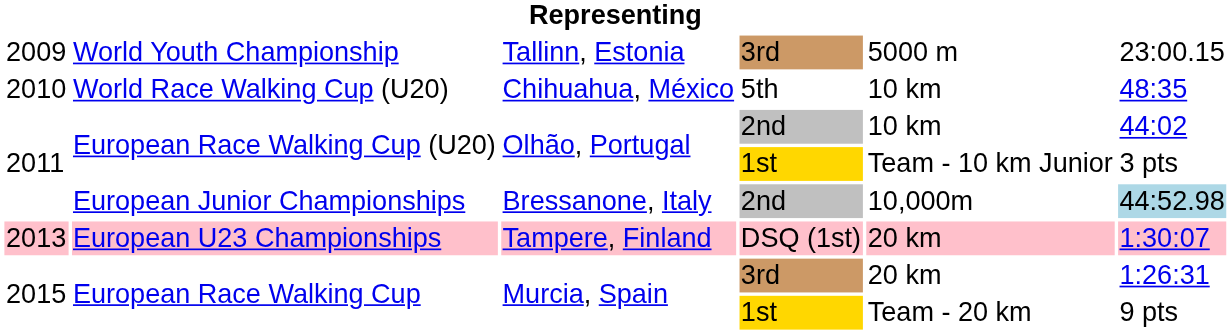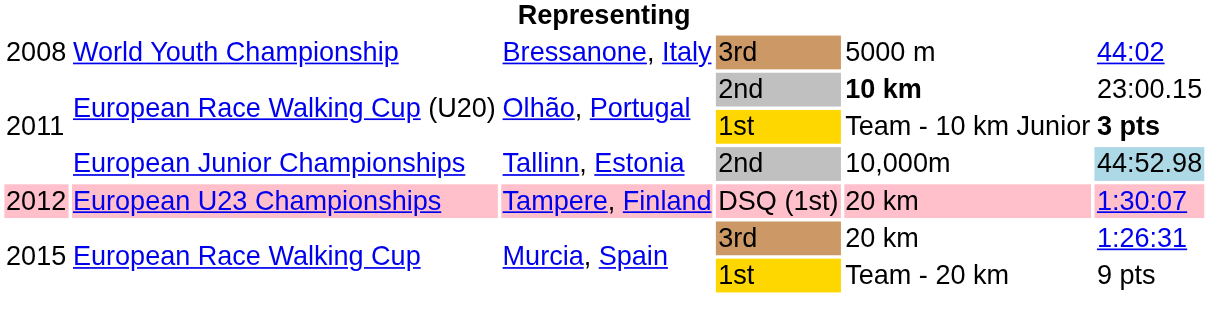(36, 52) 2009 -> (36, 52) 2008
(594, 52) Tallinn, Estonia -> (607, 52) Bressanone, Italy
(1172, 52) 23:00.15 -> (1131, 52) 44:02
- row: (261, 89)
(905, 126) normal -> (884, 89) bold
(1153, 126) 44:02 -> (1150, 89) 23:00.15
(1149, 163) normal -> (1128, 126) bold
(607, 200) Bressanone, Italy -> (594, 163) Tallinn, Estonia
(36, 238) 2013 -> (36, 200) 2012
